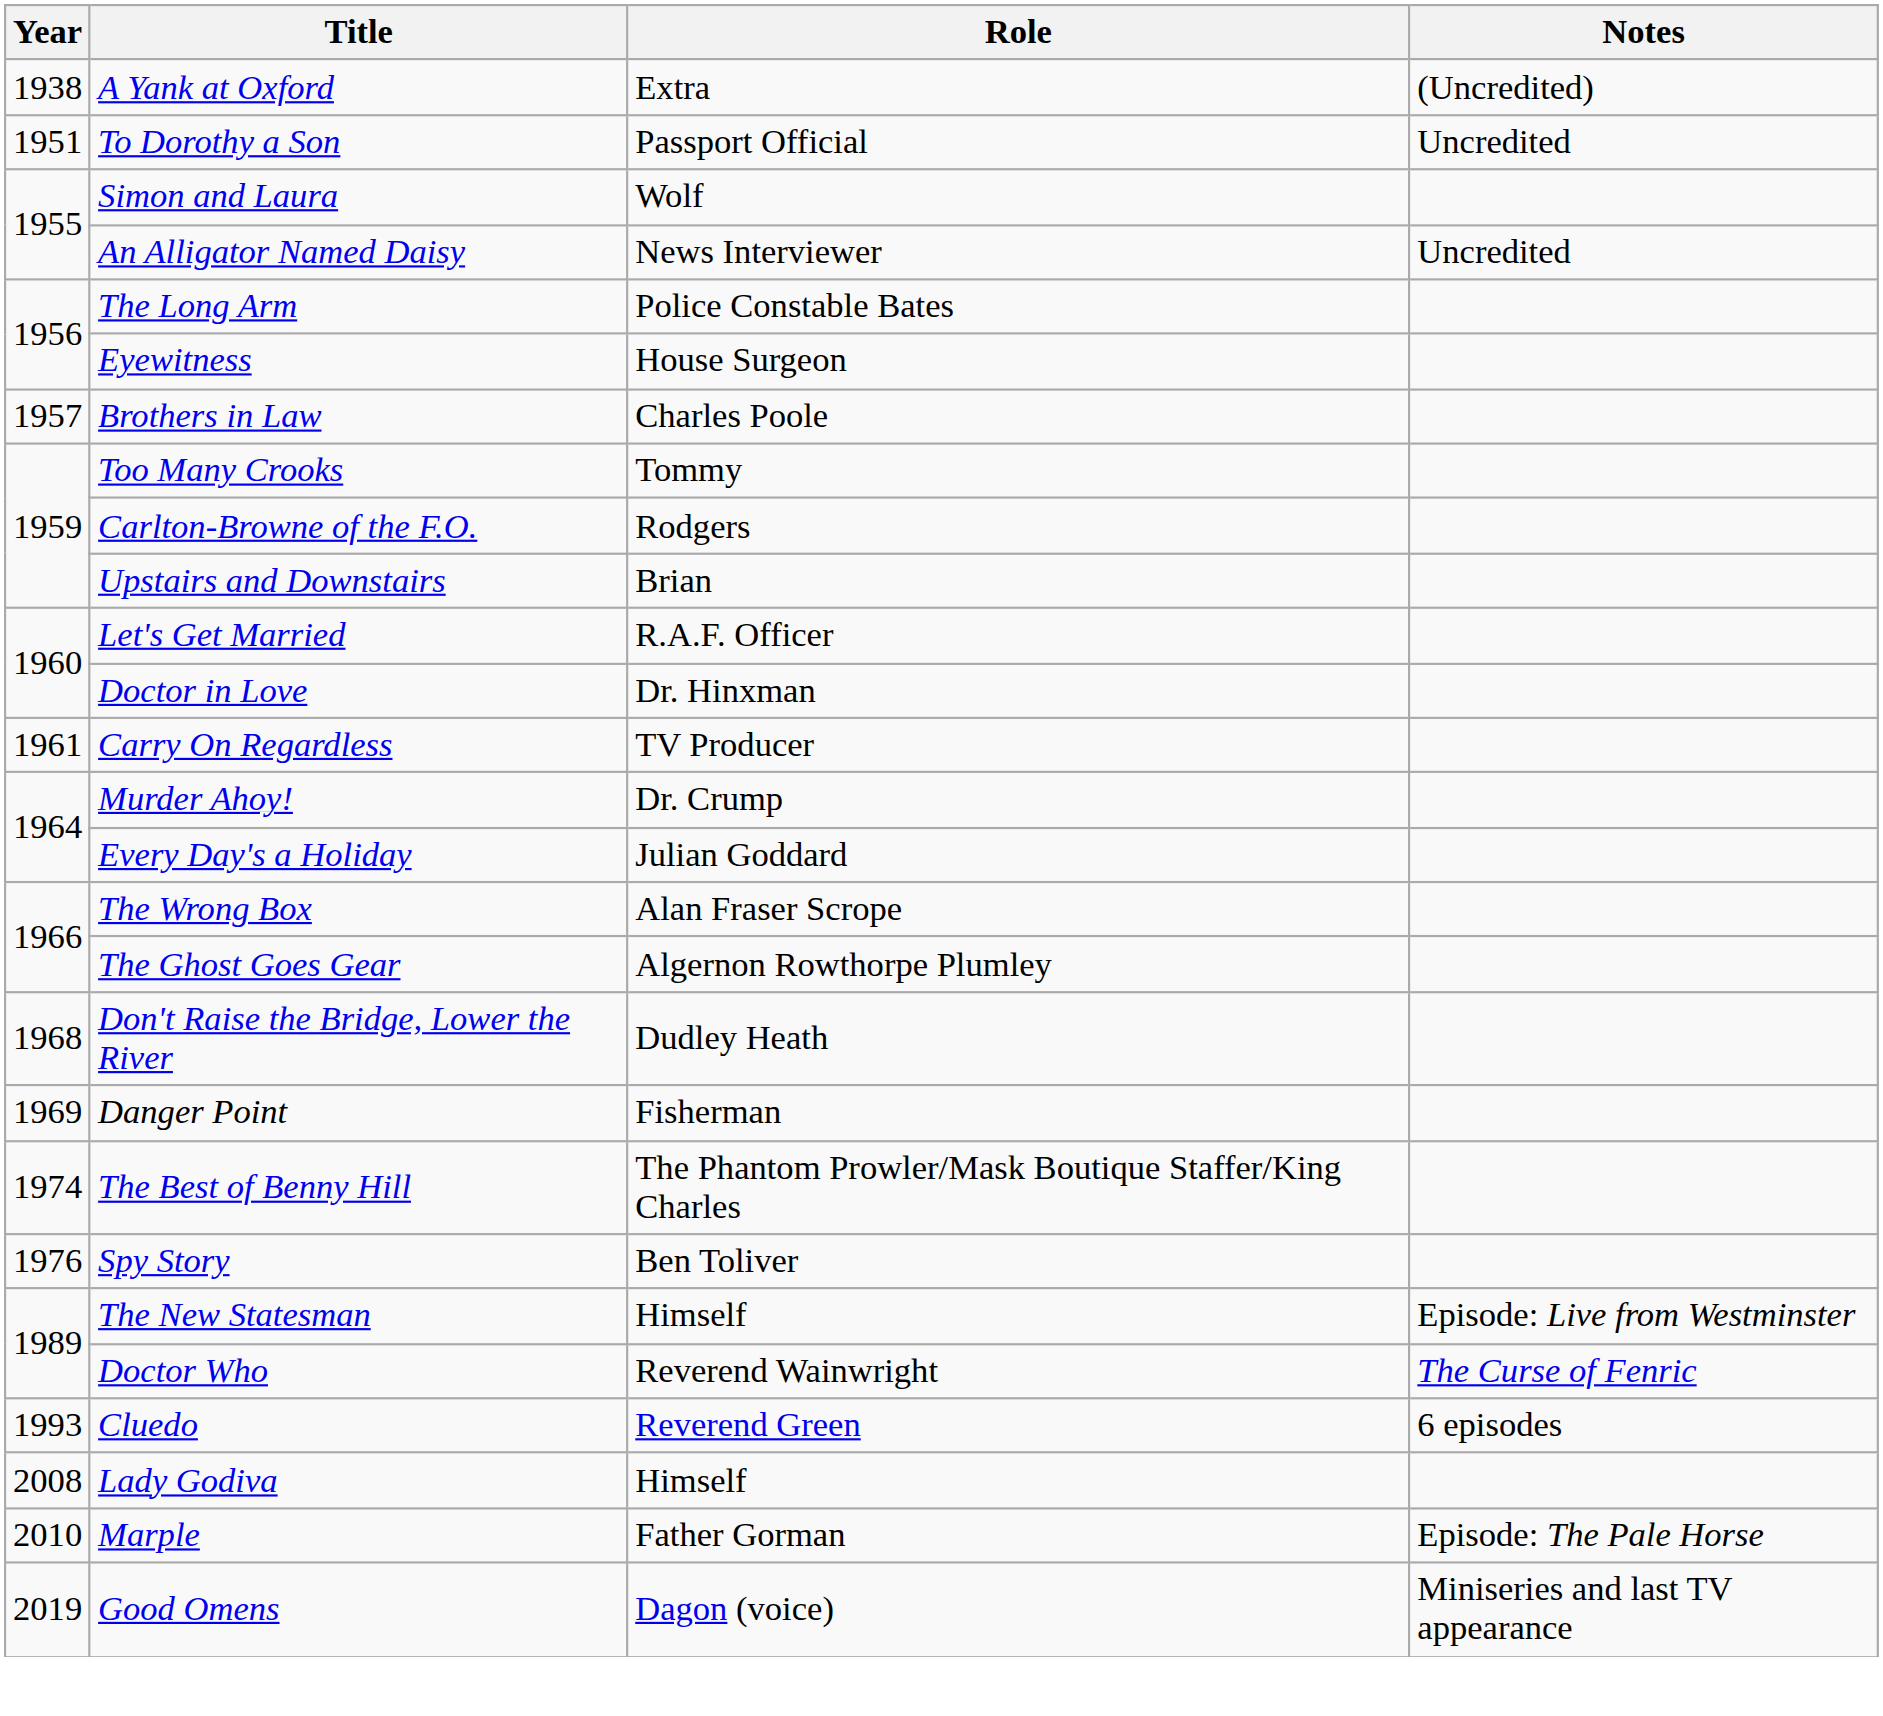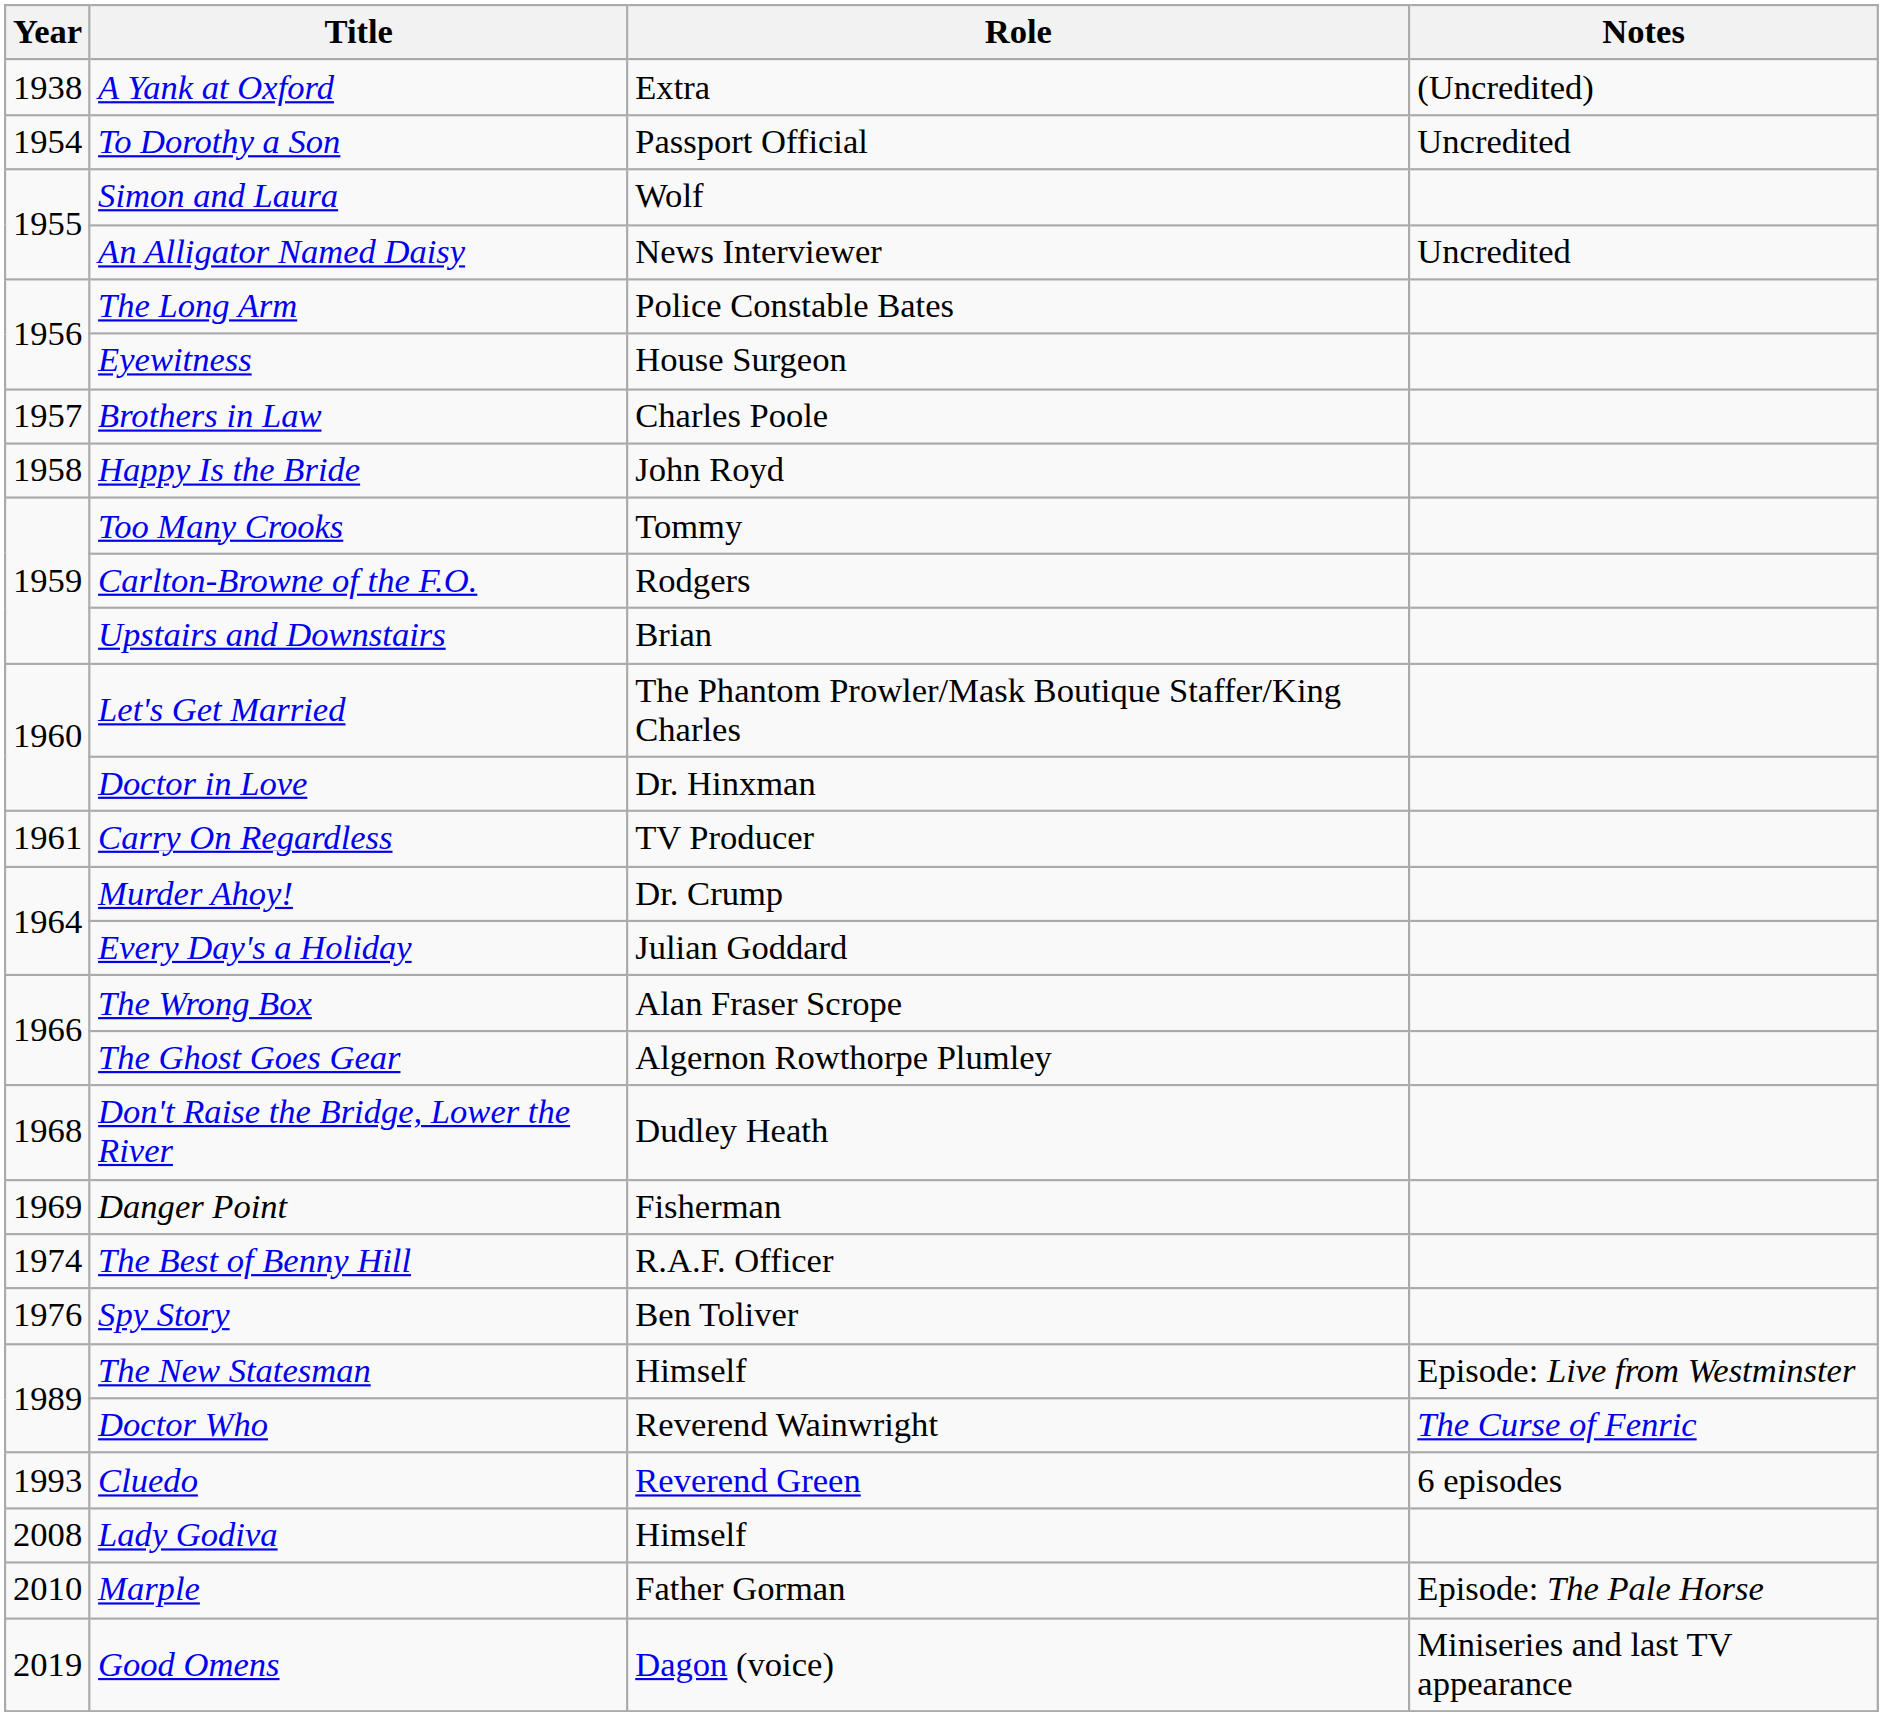(48, 141) 1951 -> (48, 141) 1954
+ row: (229, 470)
(734, 634) R.A.F. Officer -> (988, 709) The Phantom Prowler/Mask Boutique Staffer/King Charles
(988, 1186) The Phantom Prowler/Mask Boutique Staffer/King Charles -> (734, 1260) R.A.F. Officer
